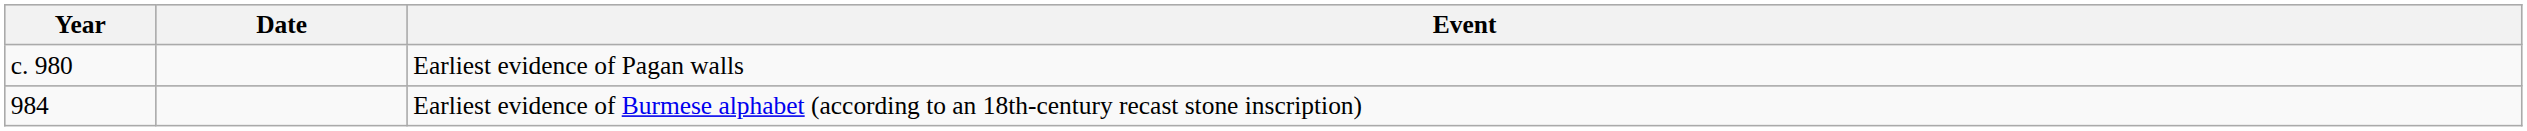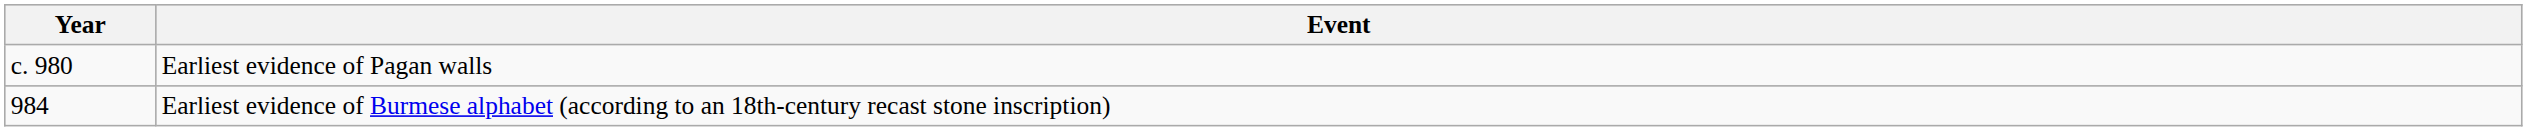- column: (282, 24)
